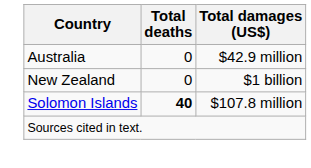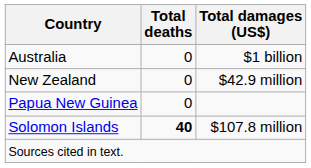(260, 56) $42.9 million -> (273, 56) $1 billion
(273, 80) $1 billion -> (260, 80) $42.9 million
+ row: (73, 103)
